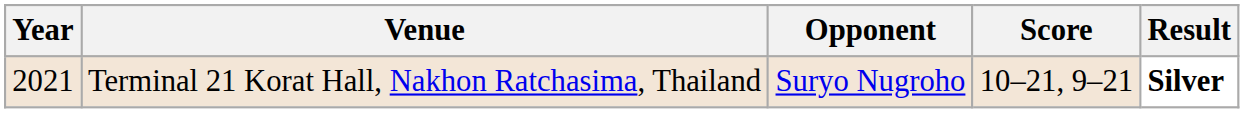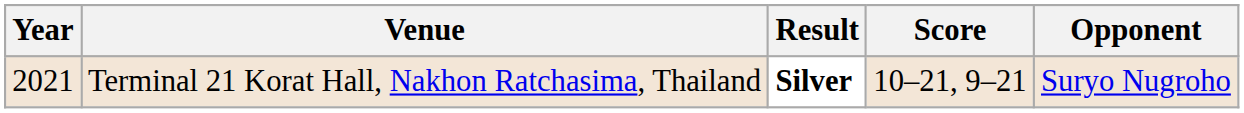columns swapped: (870, 30) <-> (1189, 30)
